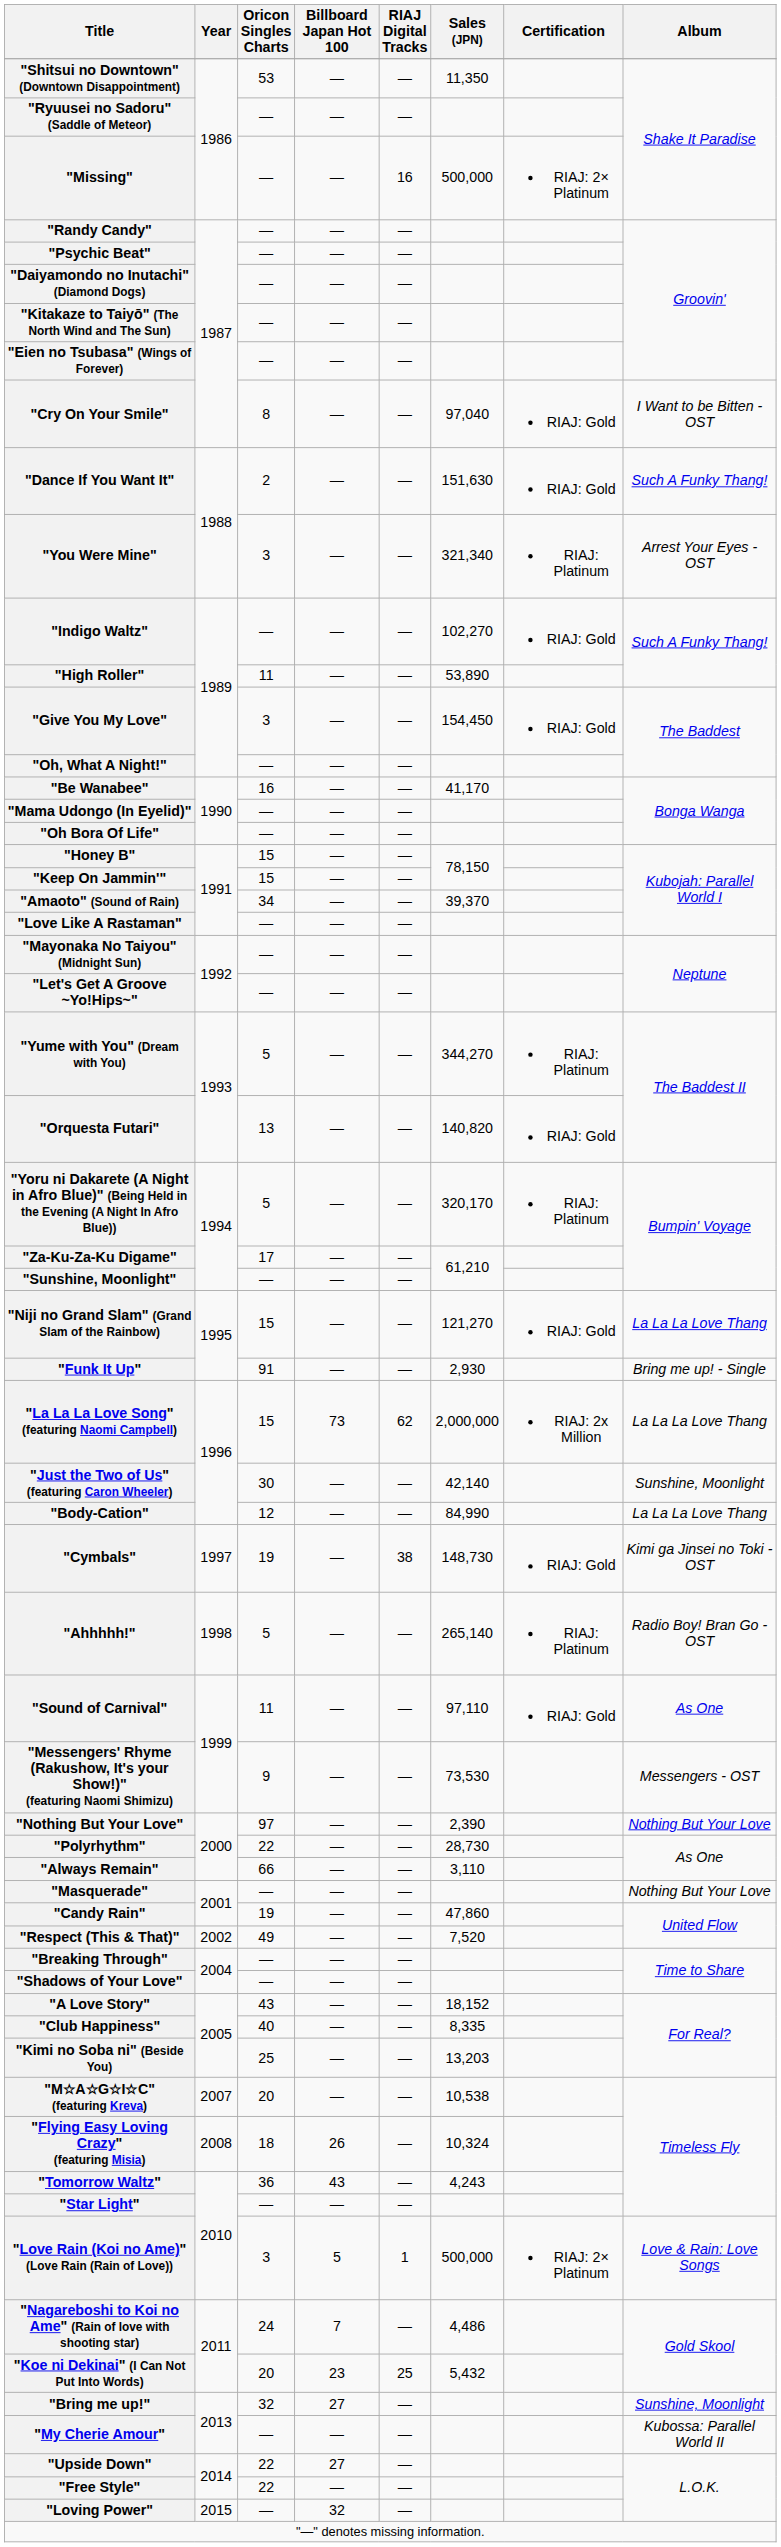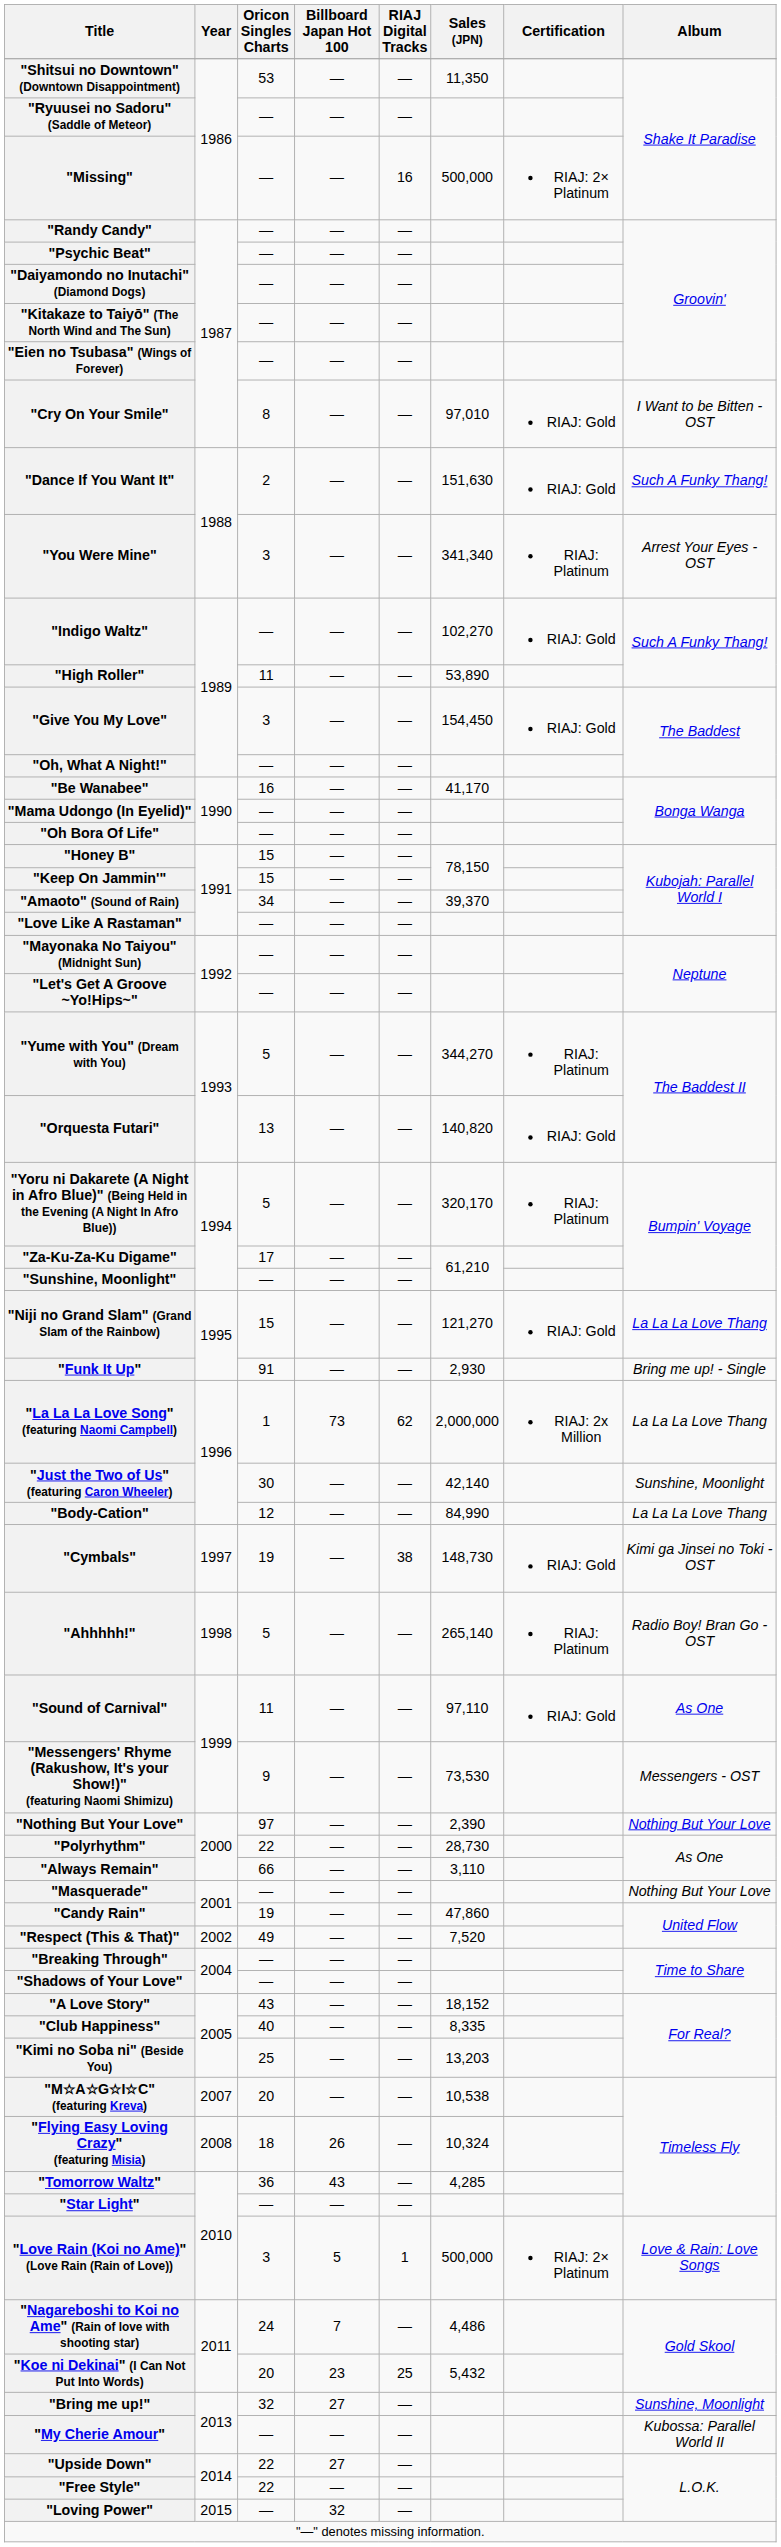(467, 413) 97,040 -> (467, 413) 97,010
(467, 556) 321,340 -> (467, 556) 341,340
(266, 1421) 15 -> (266, 1421) 1
(467, 2182) 4,243 -> (467, 2182) 4,285
